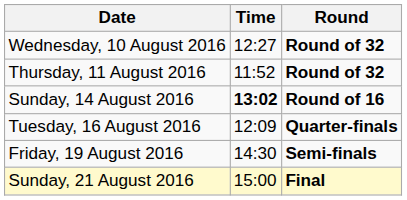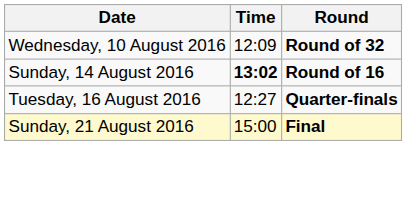(255, 45) 12:27 -> (255, 45) 12:09
- row: (107, 72)
(255, 126) 12:09 -> (255, 99) 12:27
- row: (96, 153)
